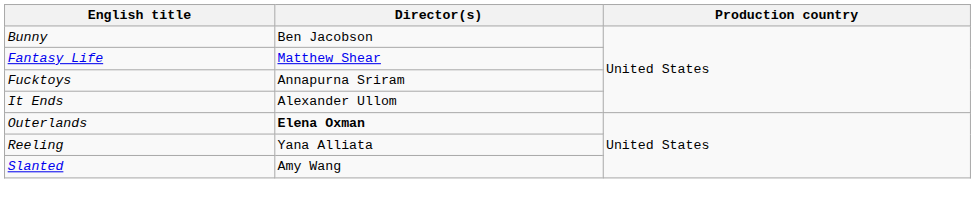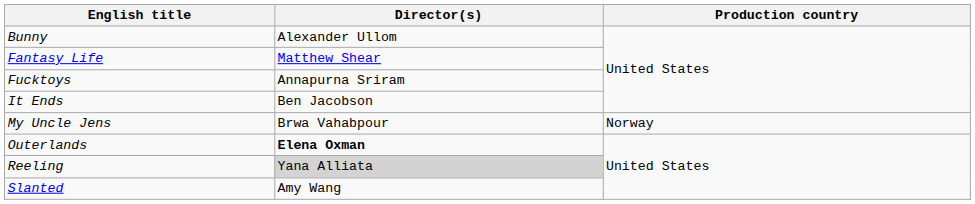(325, 37) Ben Jacobson -> (337, 37) Alexander Ullom
(337, 102) Alexander Ullom -> (325, 102) Ben Jacobson
+ row: (59, 123)
(325, 145) no background -> (325, 167) lightgrey background
